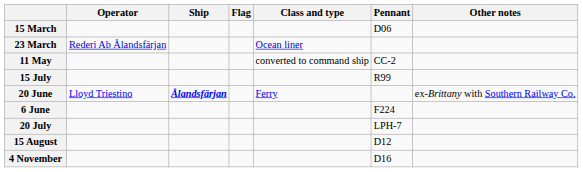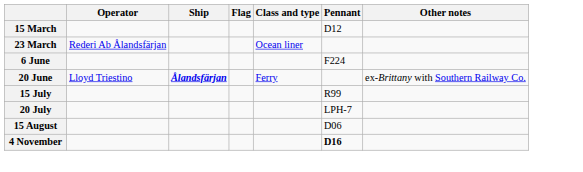(383, 28) D06 -> (333, 28) D12
- row: (35, 61)
rows swapped: (35, 110) <-> (35, 77)
(383, 142) D12 -> (333, 126) D06
(383, 158) normal -> (333, 142) bold
